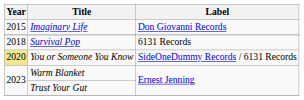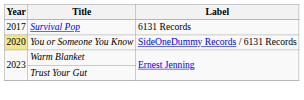- row: (59, 27)
(16, 42) 2018 -> (16, 27) 2017
